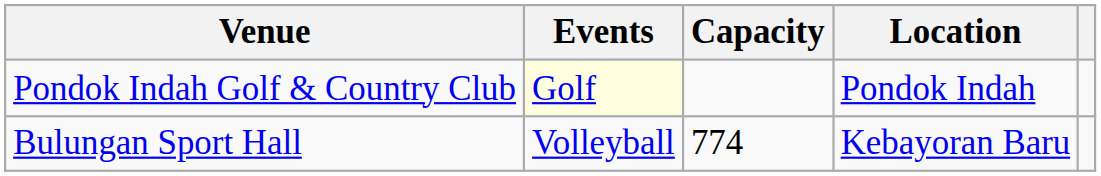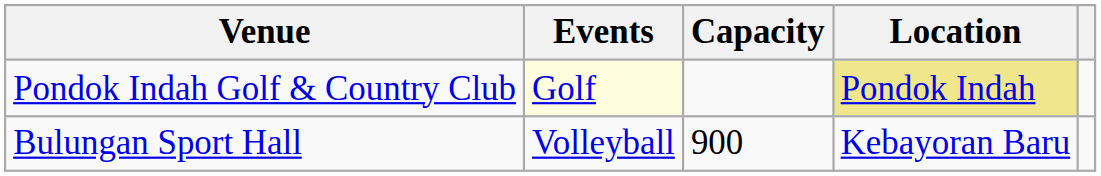(938, 87) no background -> (938, 87) khaki background
(717, 142) 774 -> (717, 142) 900
